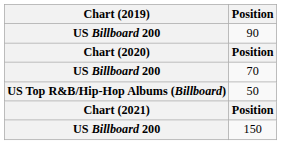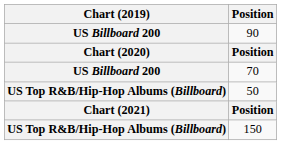(117, 129) US Billboard 200 -> (117, 129) US Top R&B/Hip-Hop Albums (Billboard)
